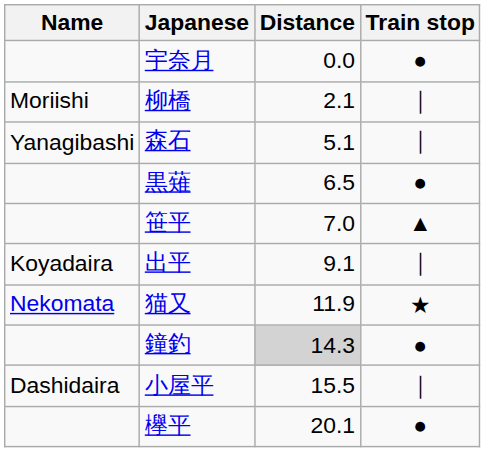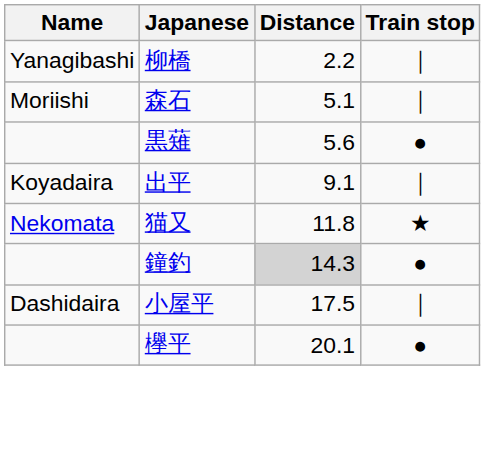- row: (179, 60)
(49, 101) Moriishi -> (72, 61) Yanagibashi
(339, 101) 2.1 -> (339, 61) 2.2
(72, 142) Yanagibashi -> (49, 101) Moriishi
(339, 182) 6.5 -> (339, 142) 5.6
- row: (168, 222)
(334, 304) 11.9 -> (334, 223) 11.8
(333, 385) 15.5 -> (333, 304) 17.5
